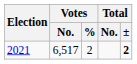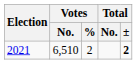(66, 50) 6,517 -> (66, 50) 6,510
